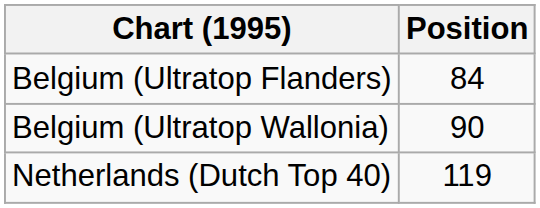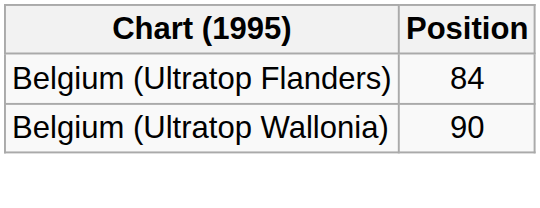- row: (202, 176)
